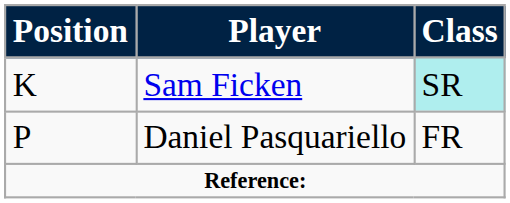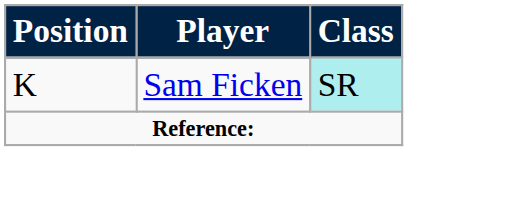- row: (275, 137)
